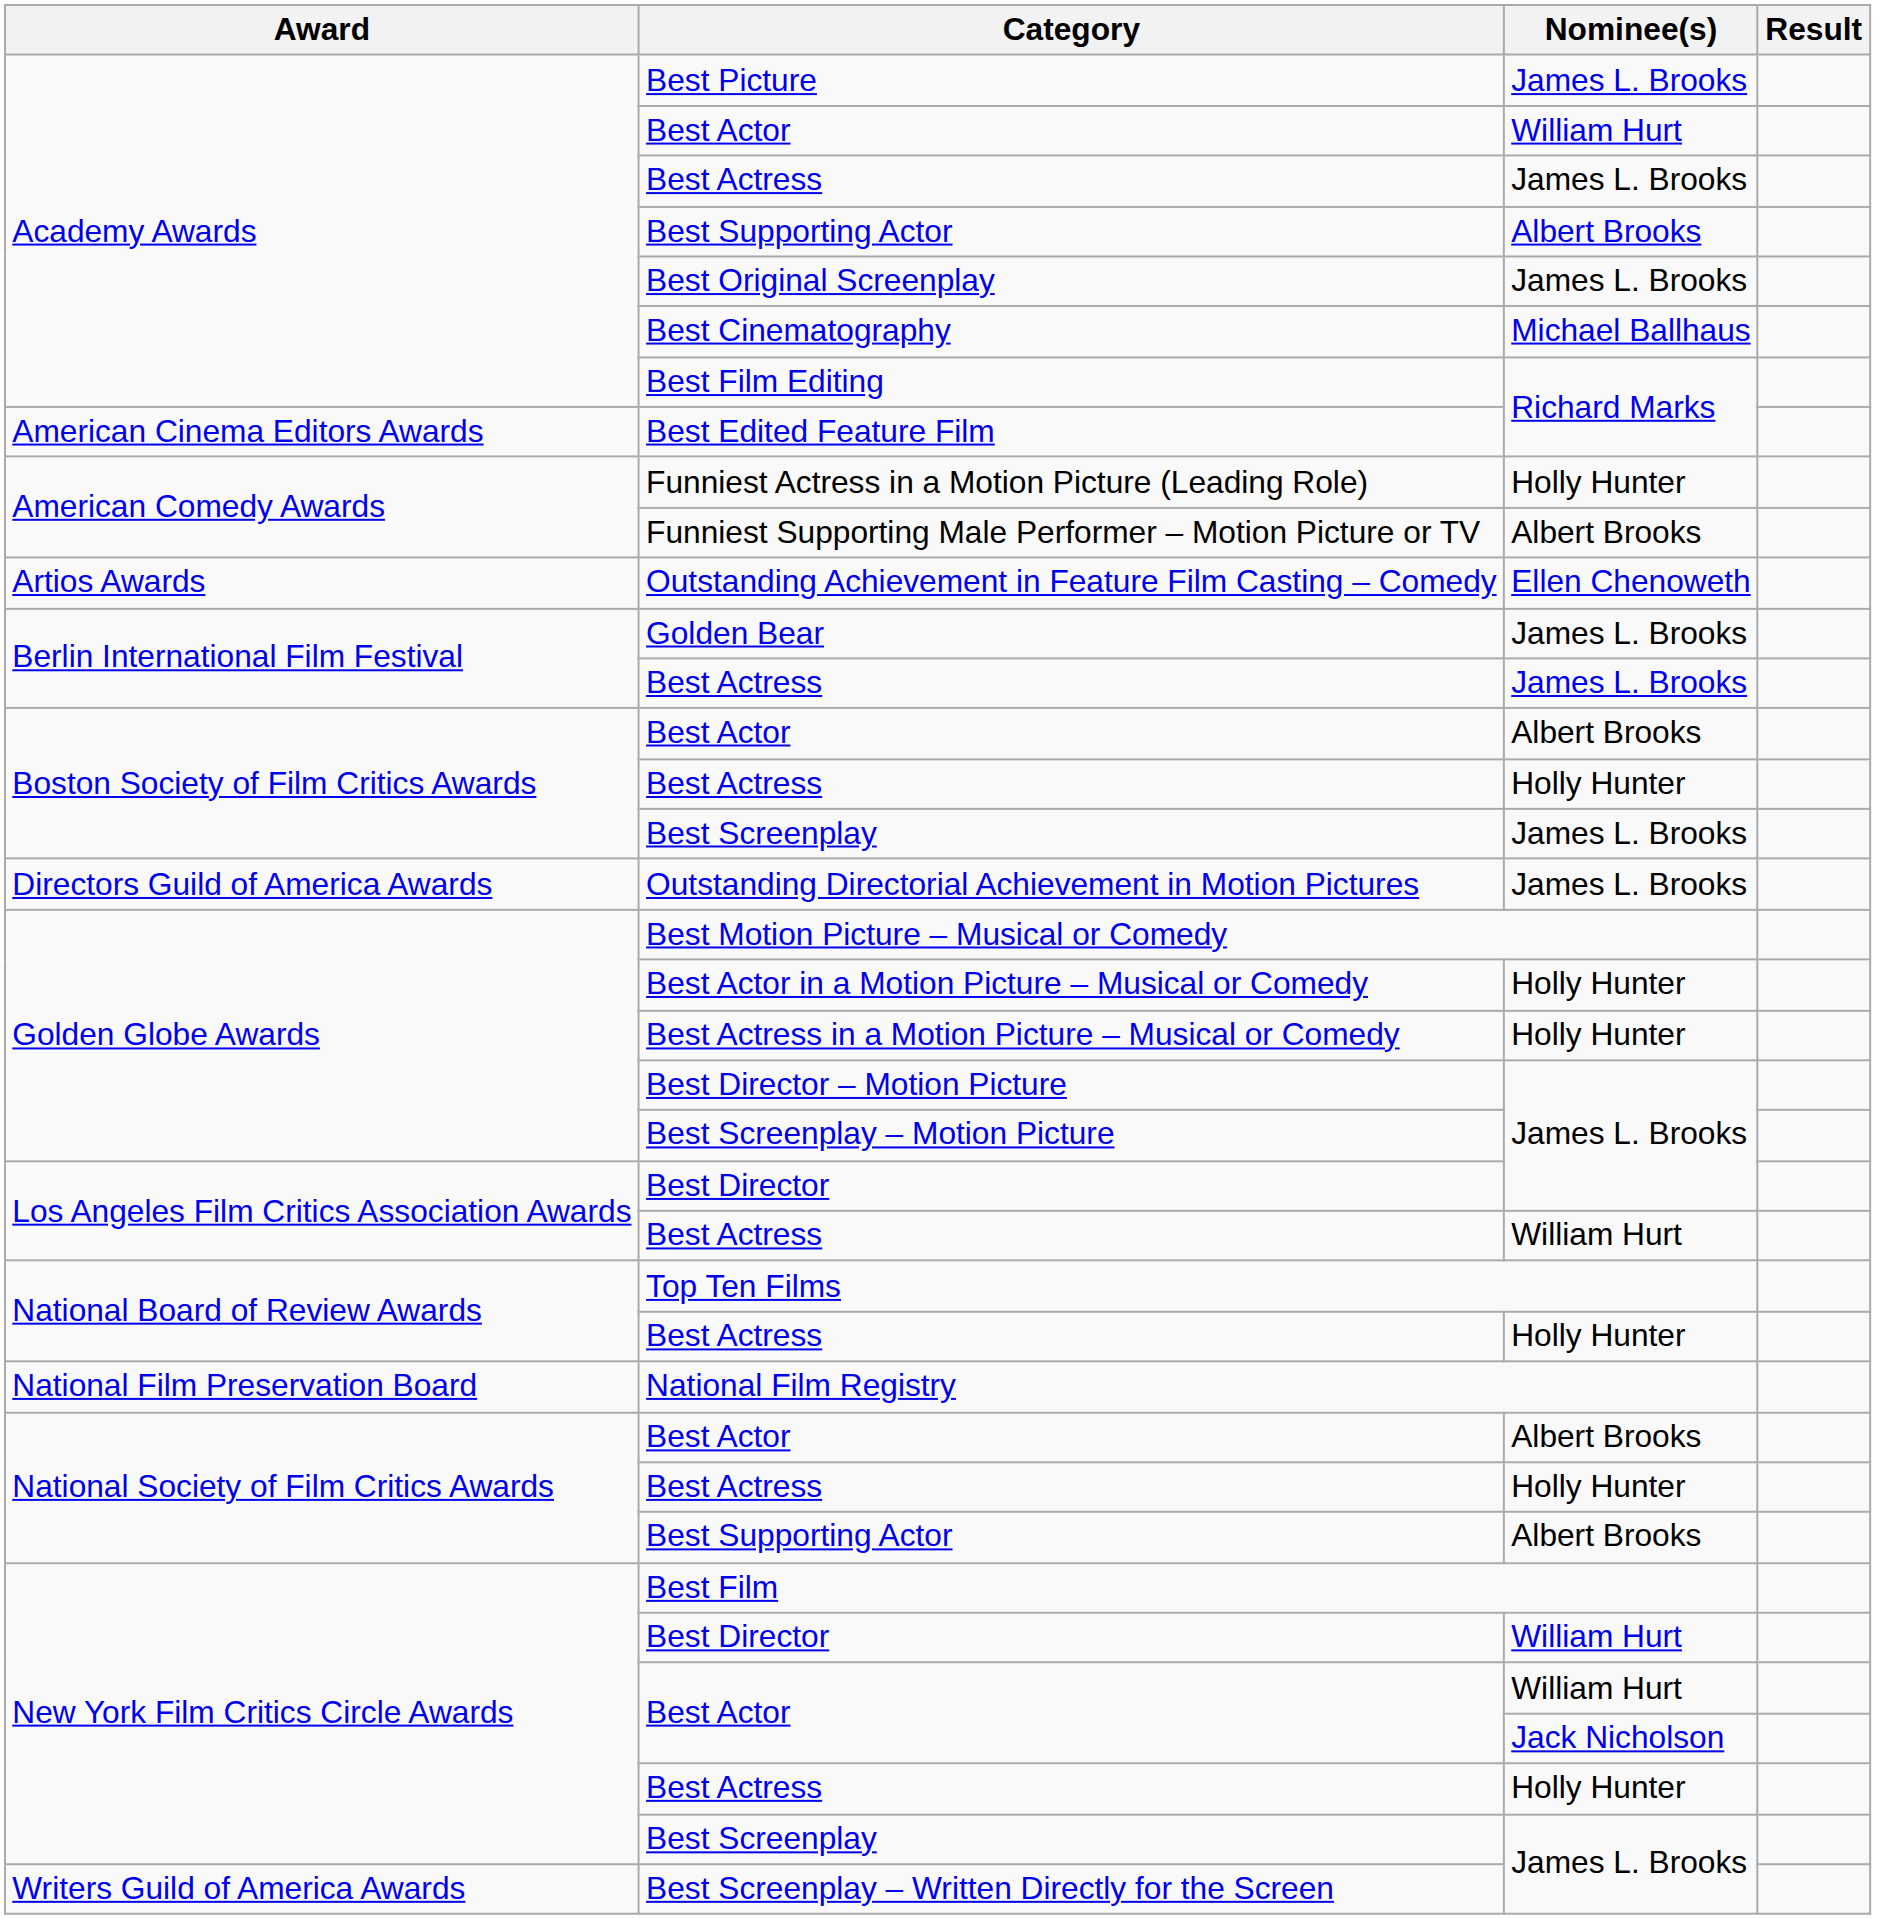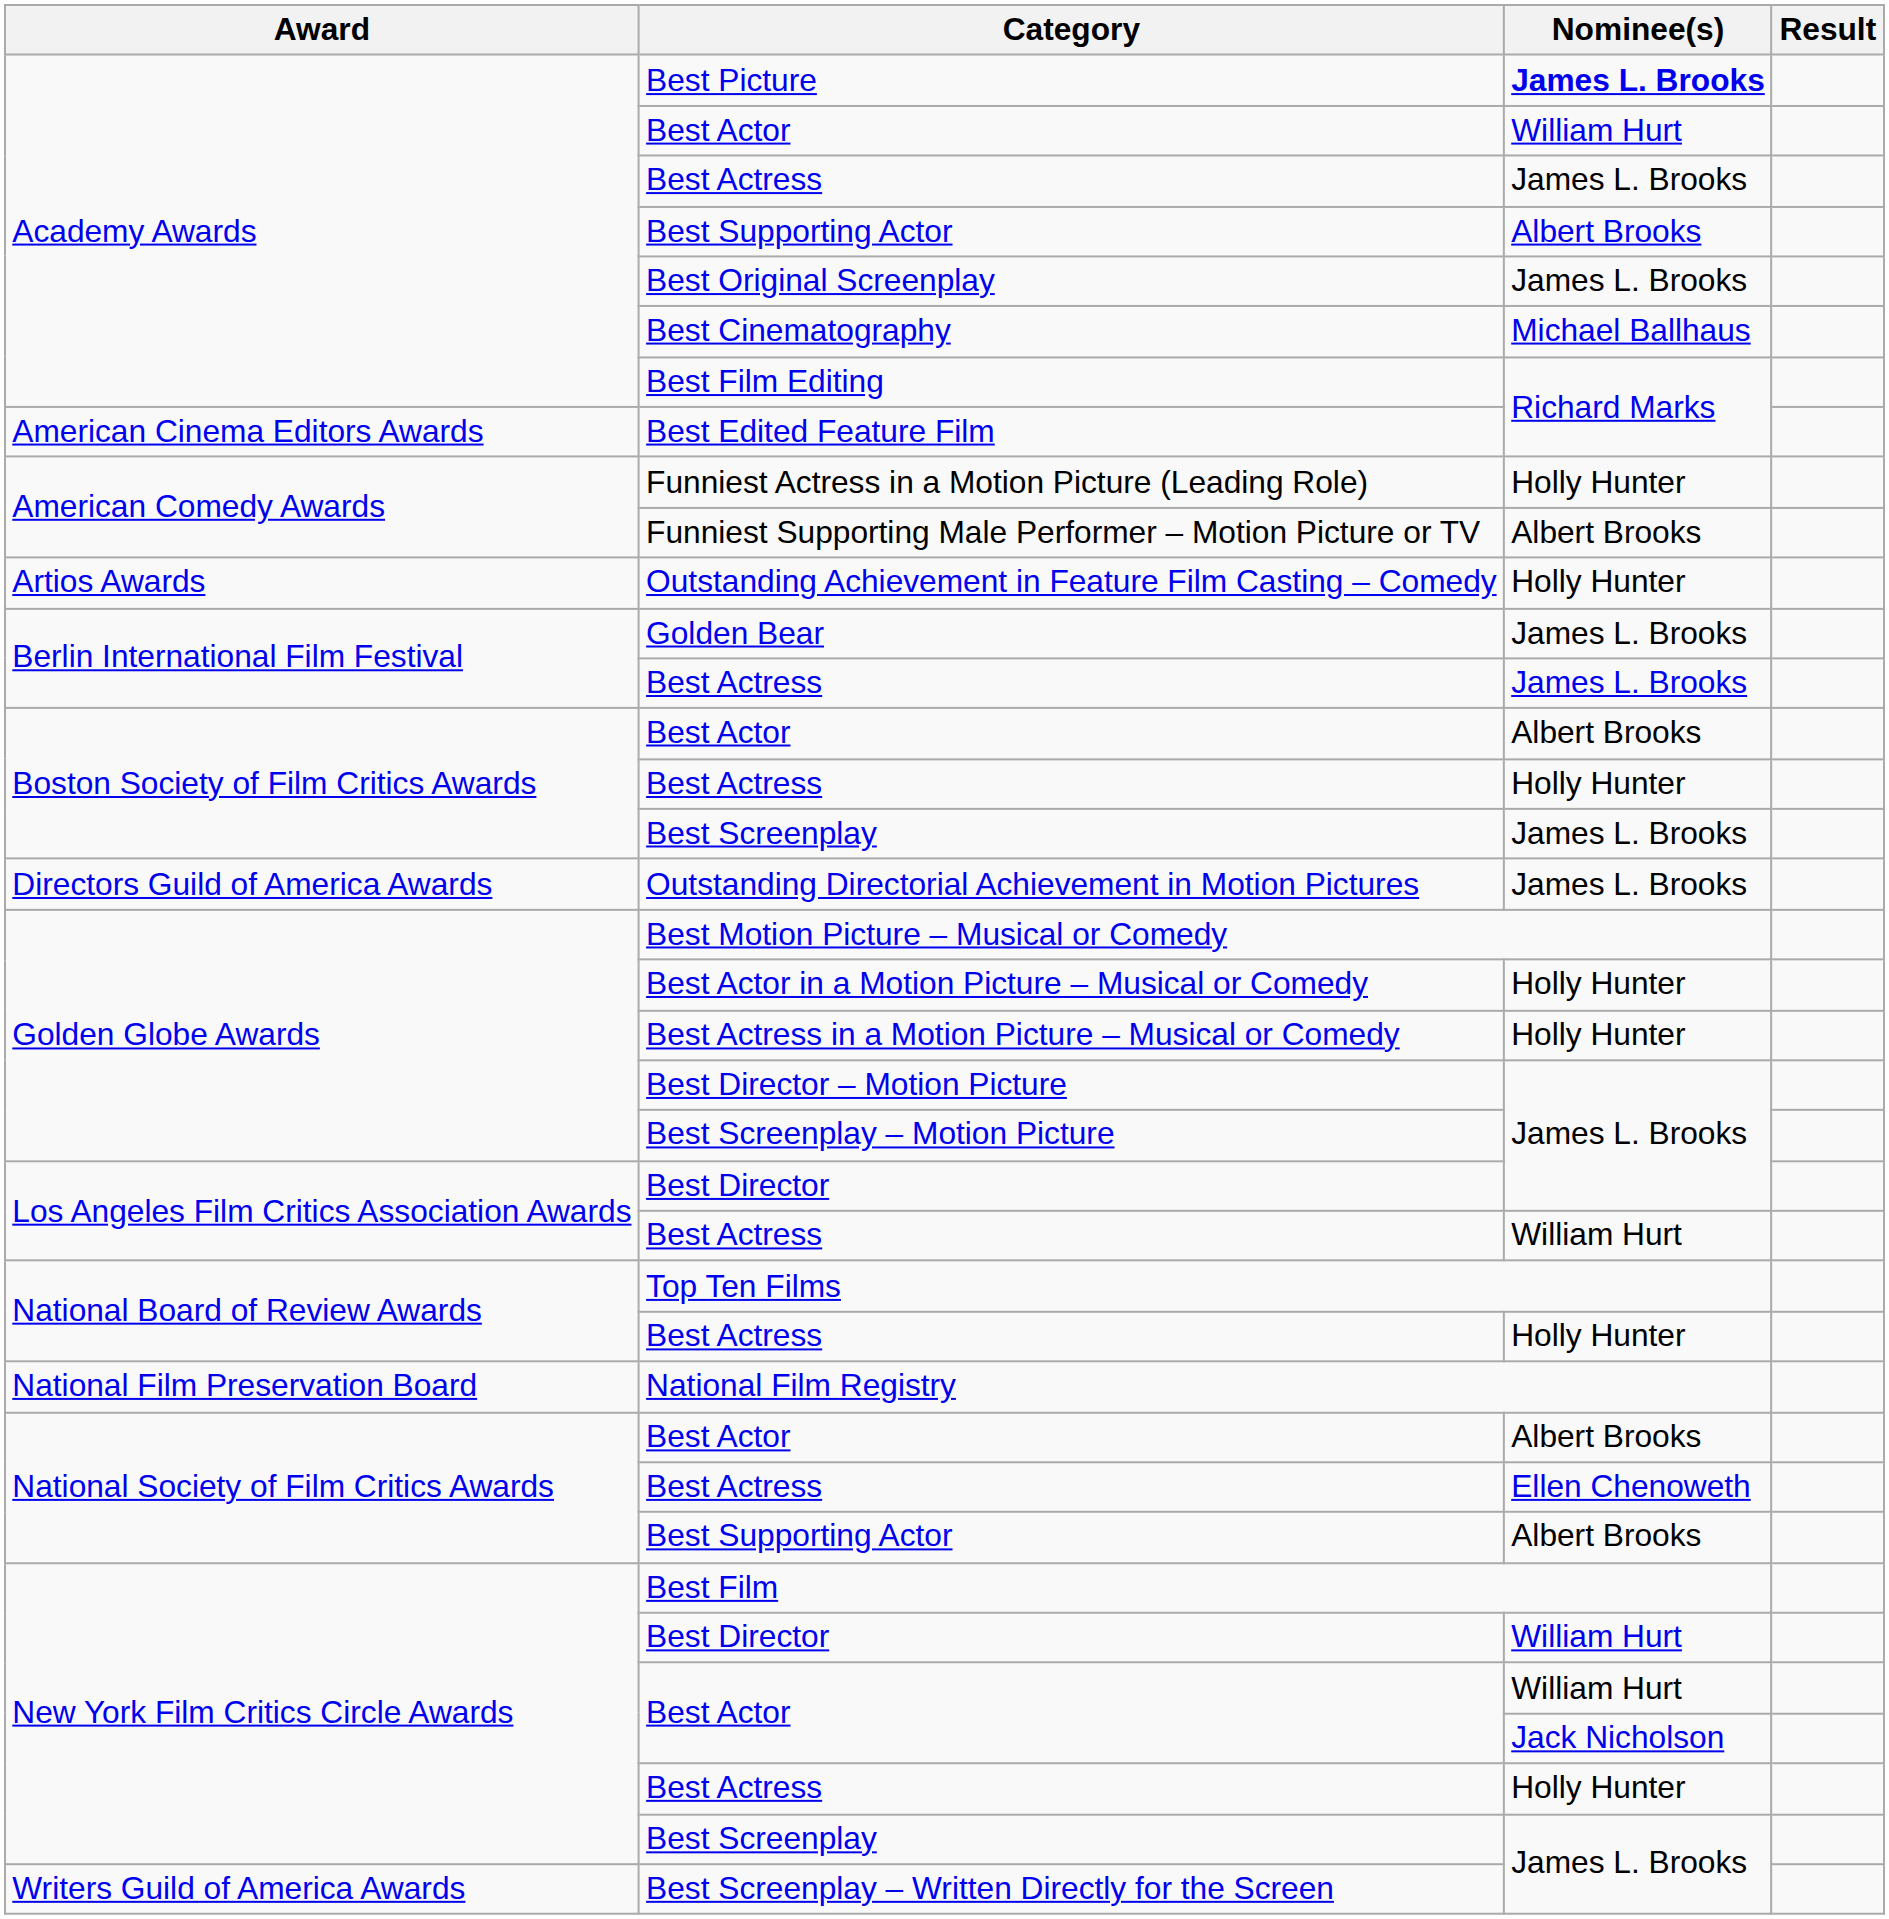(1629, 79) normal -> (1638, 79) bold
(1631, 582) Ellen Chenoweth -> (1598, 582) Holly Hunter
(1598, 1486) Holly Hunter -> (1631, 1486) Ellen Chenoweth
